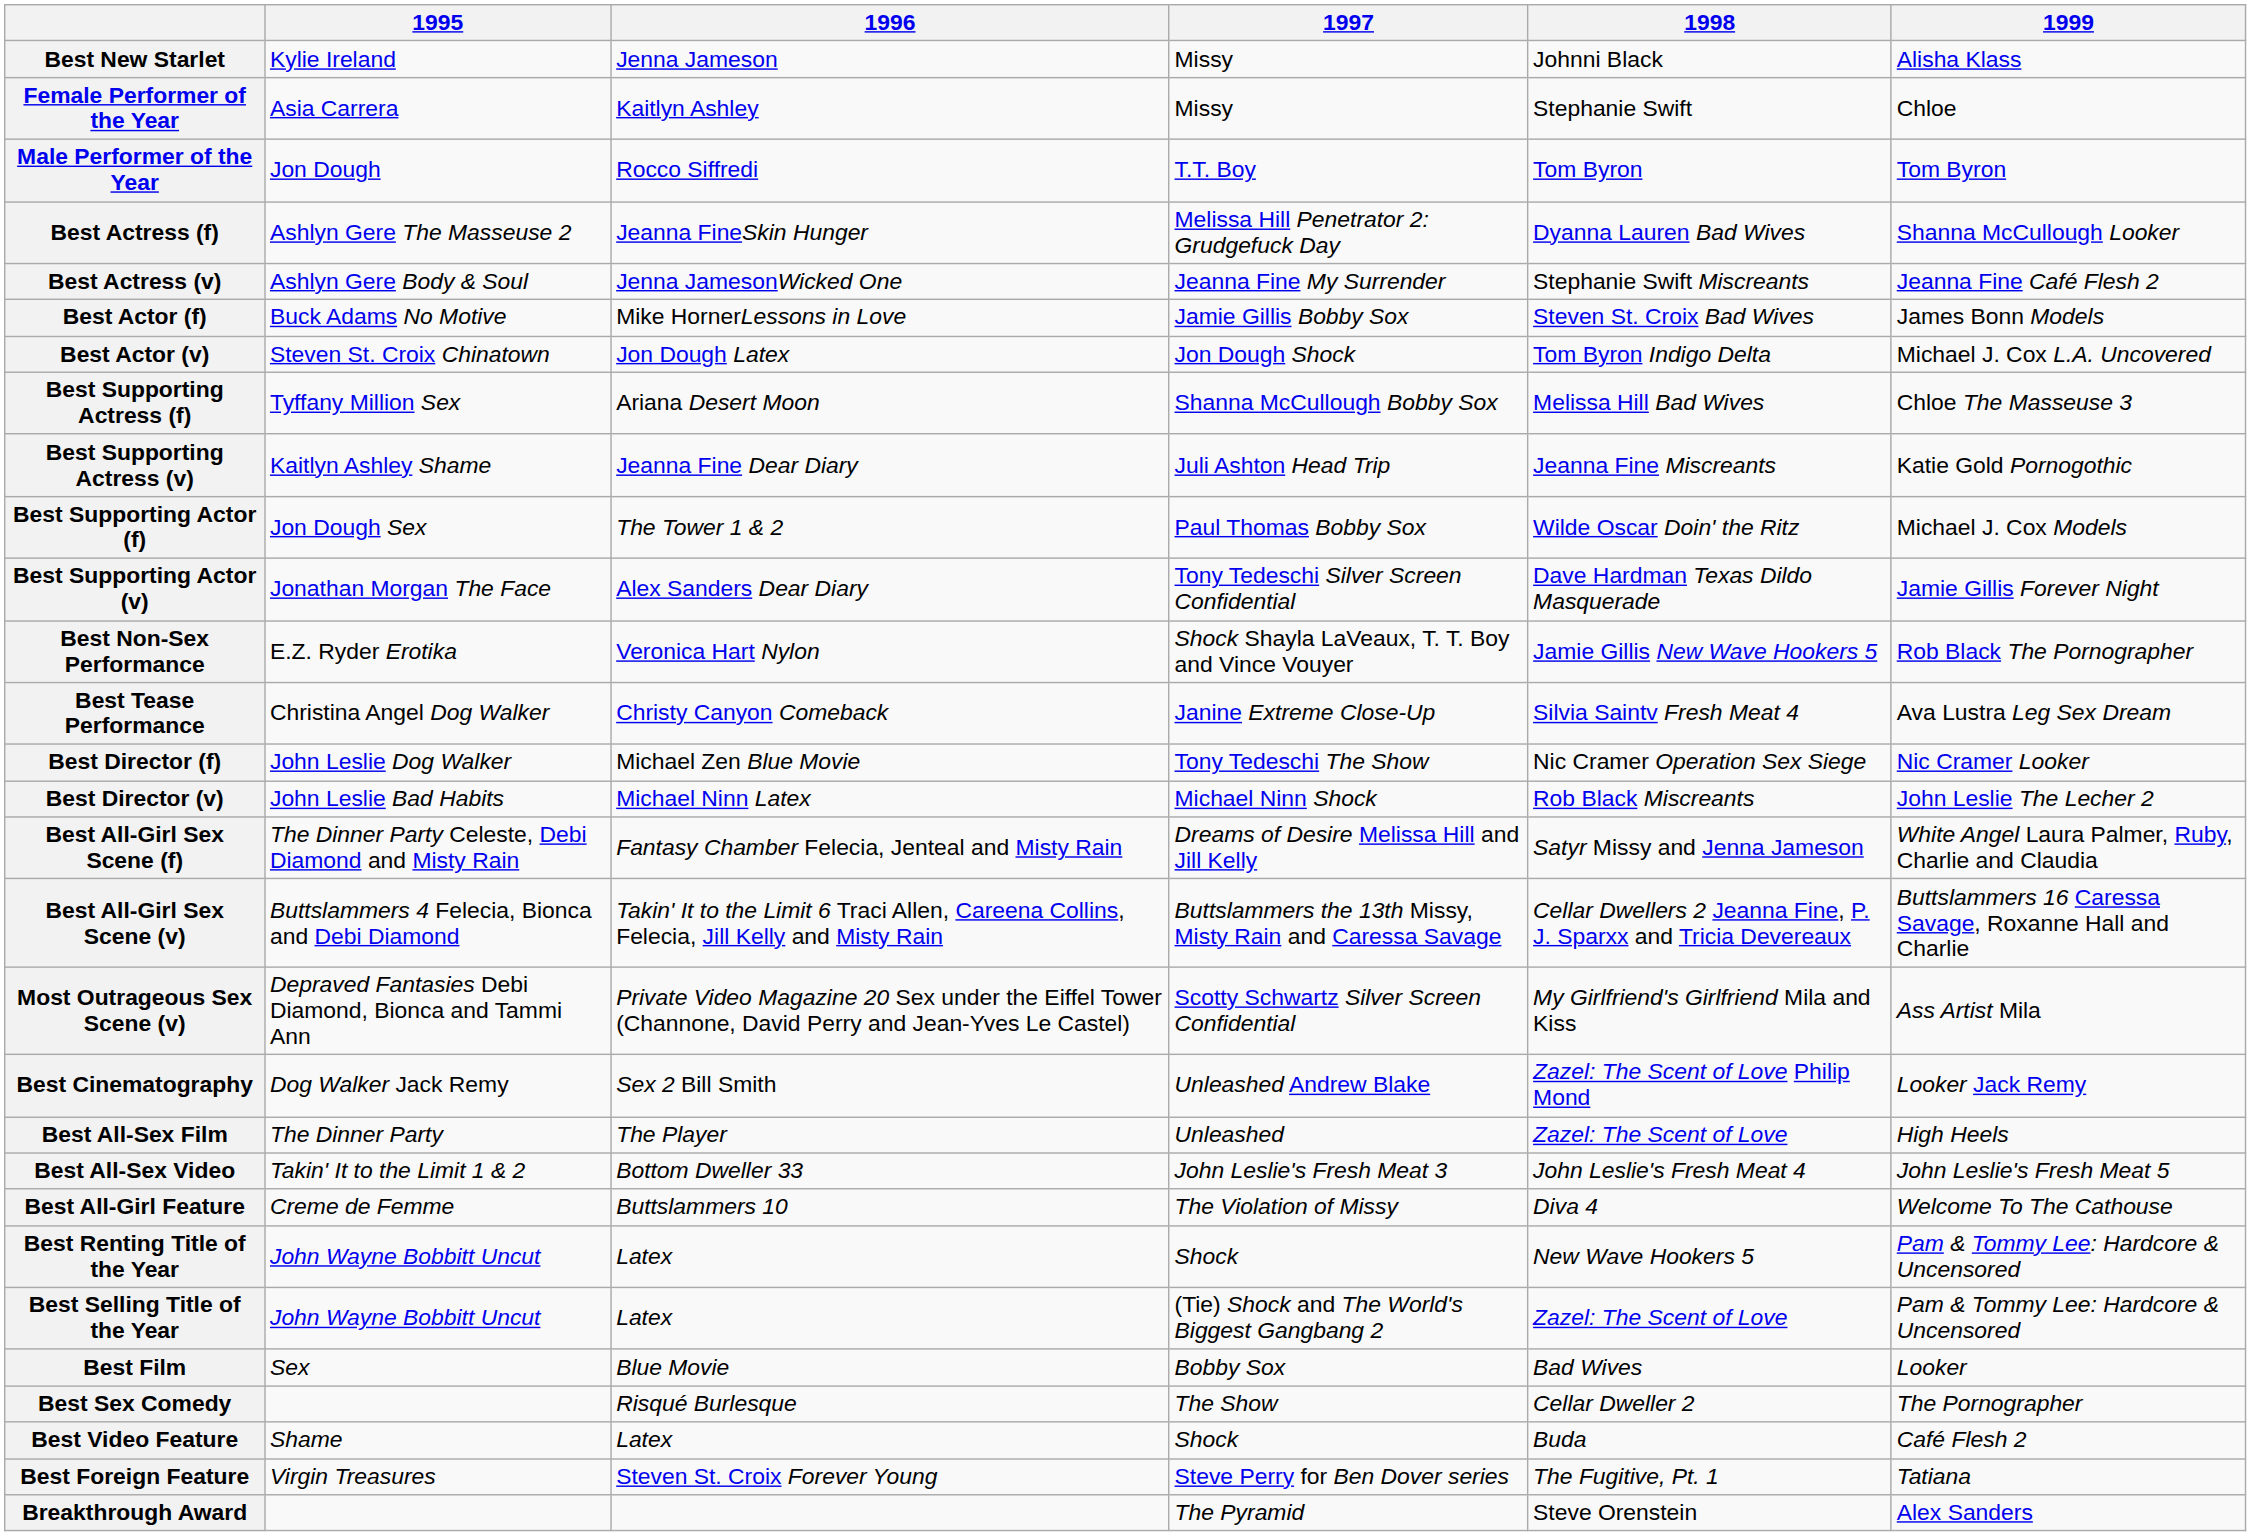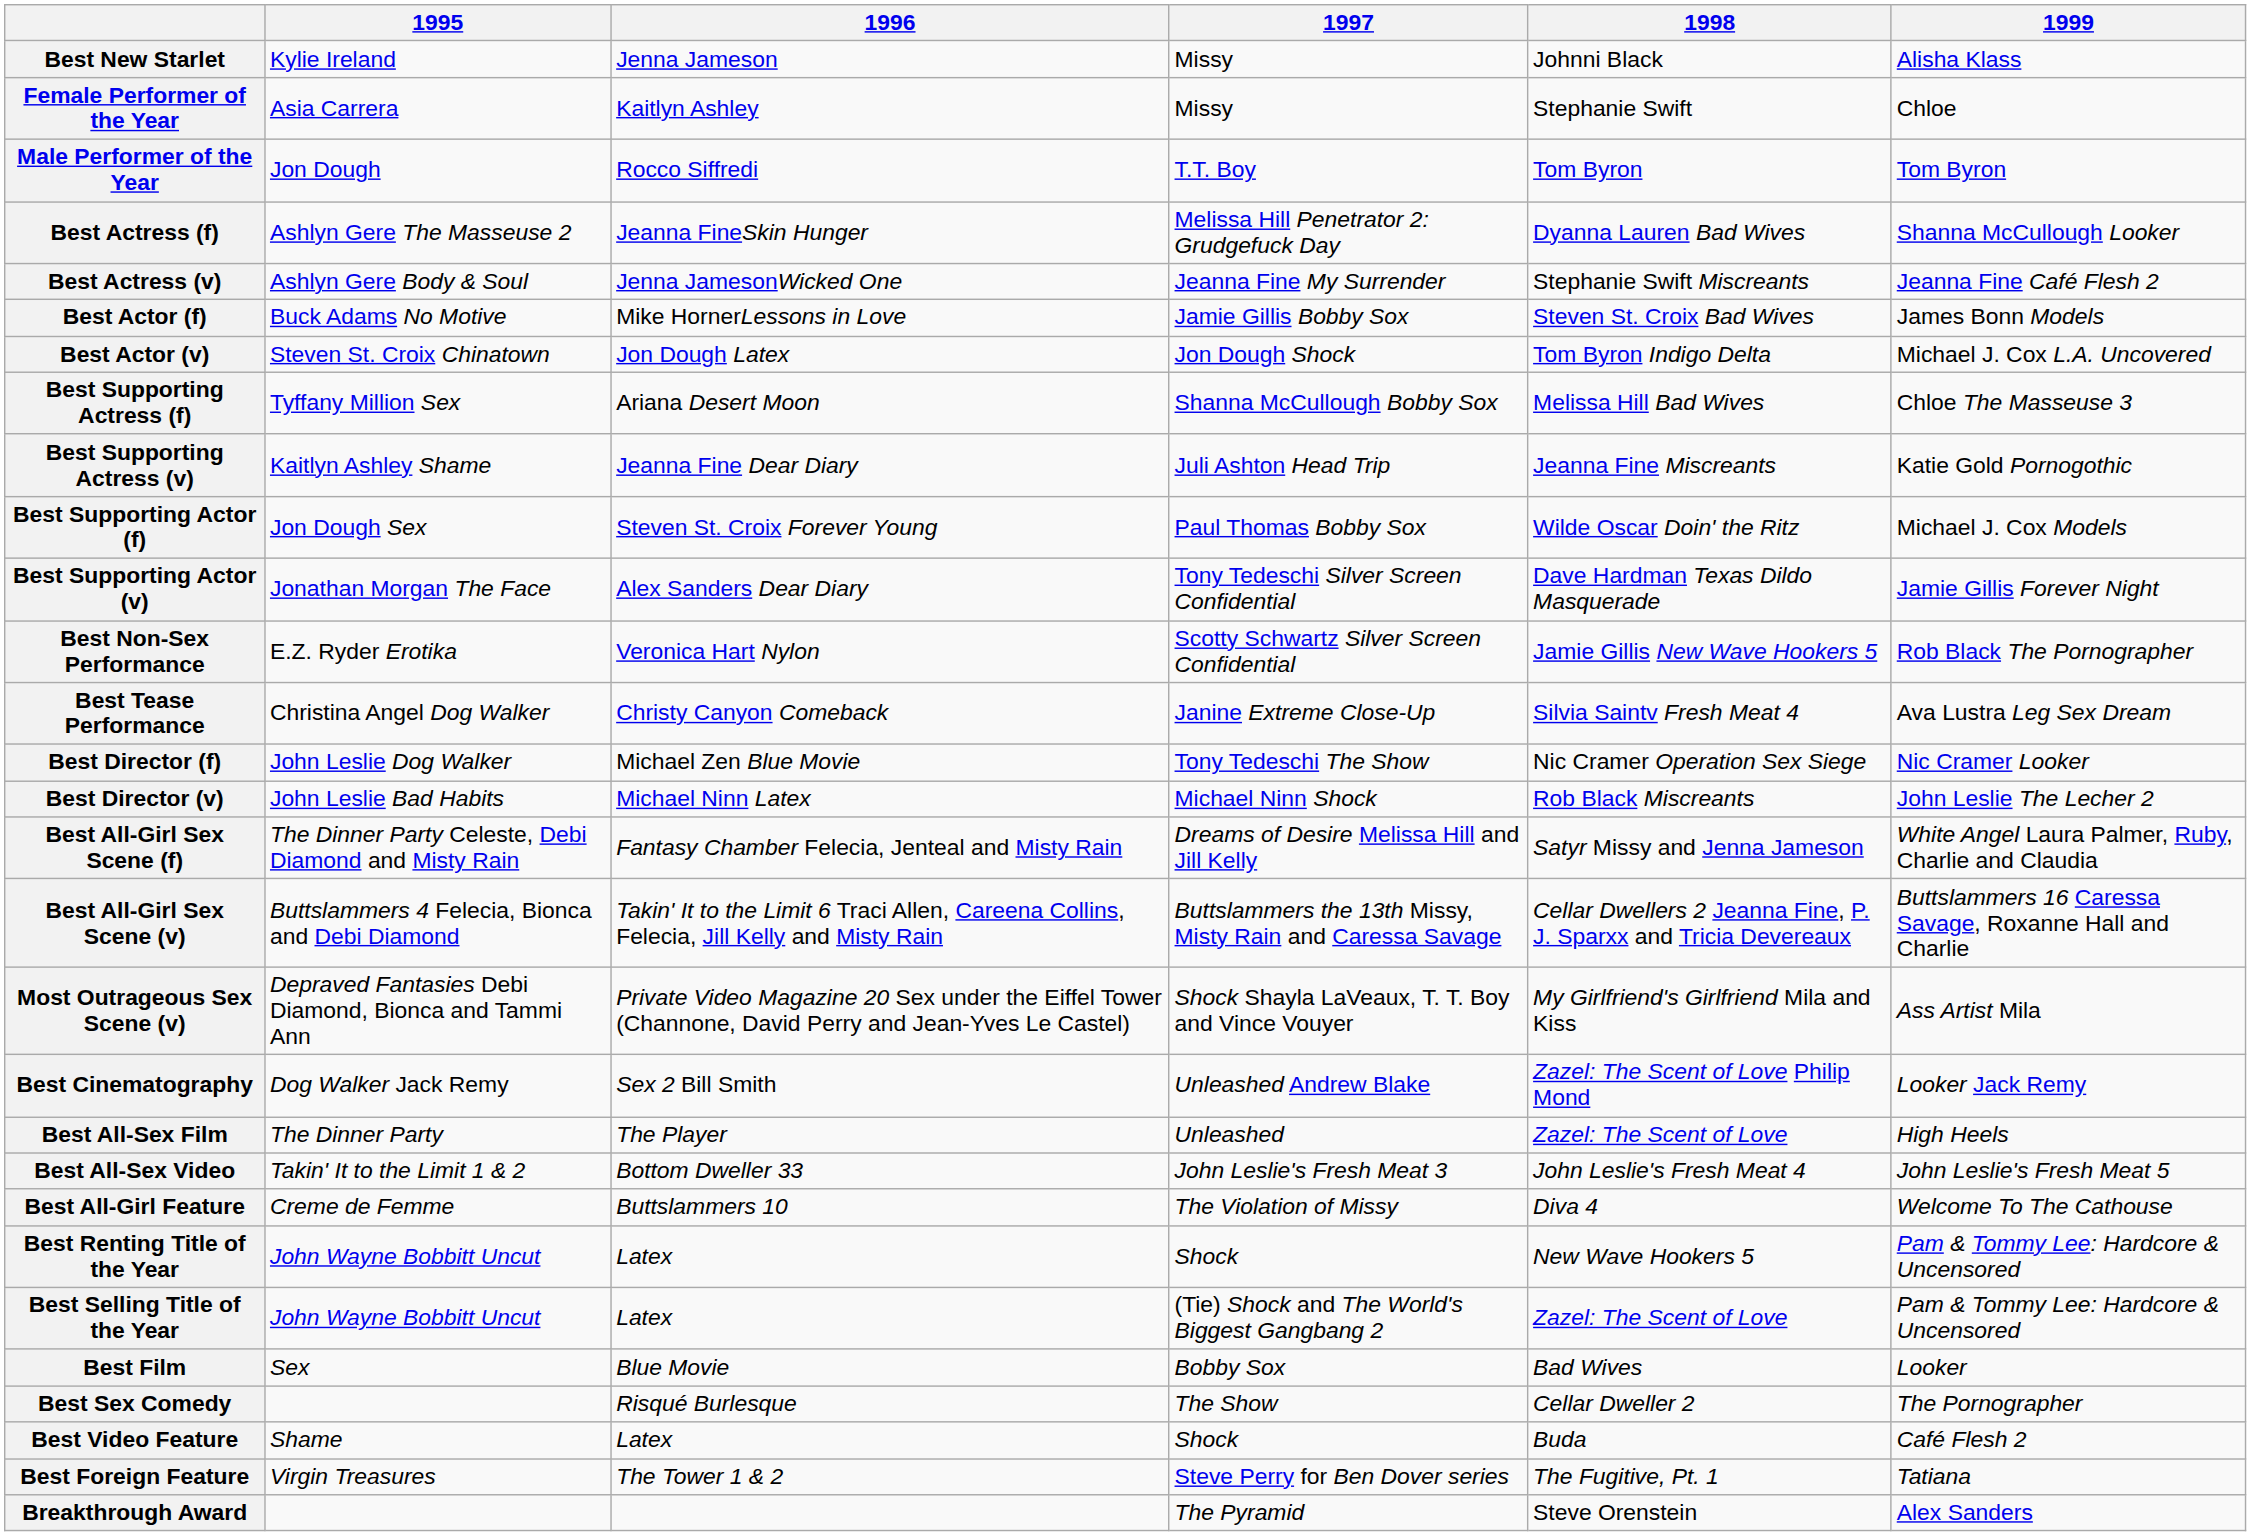(700, 527) The Tower 1 & 2 -> (777, 527) Steven St. Croix Forever Young
(1342, 651) Shock Shayla LaVeaux, T. T. Boy and Vince Vouyer -> (1328, 651) Scotty Schwartz Silver Screen Confidential
(1328, 1010) Scotty Schwartz Silver Screen Confidential -> (1342, 1010) Shock Shayla LaVeaux, T. T. Boy and Vince Vouyer
(777, 1476) Steven St. Croix Forever Young -> (700, 1476) The Tower 1 & 2
